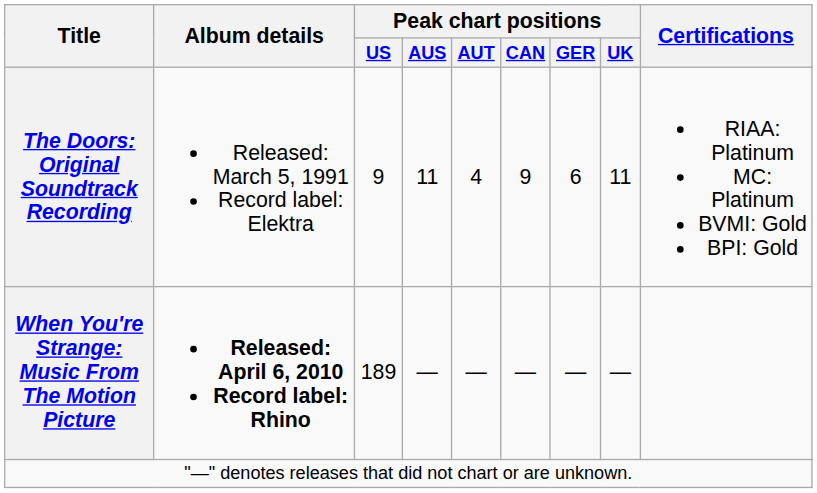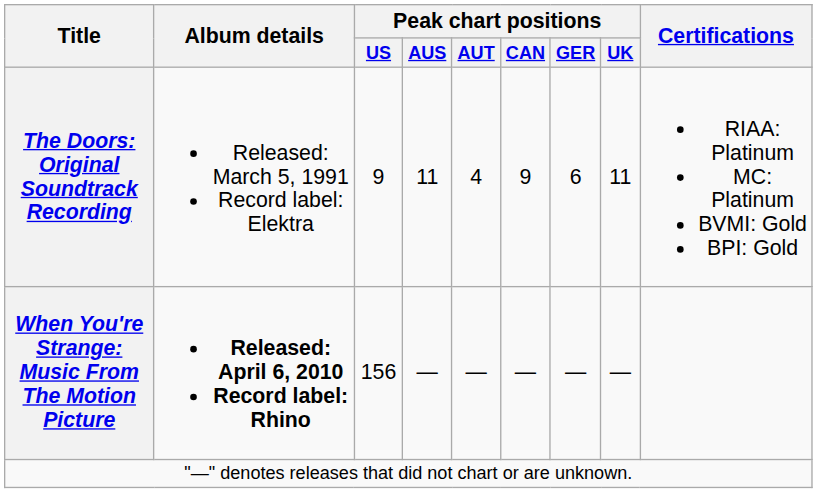(378, 372) 189 -> (378, 372) 156
